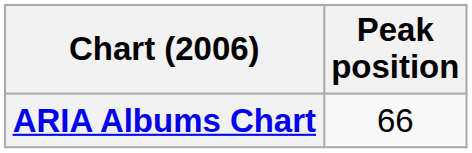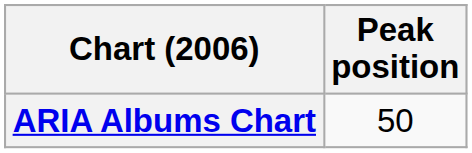(395, 119) 66 -> (395, 119) 50
